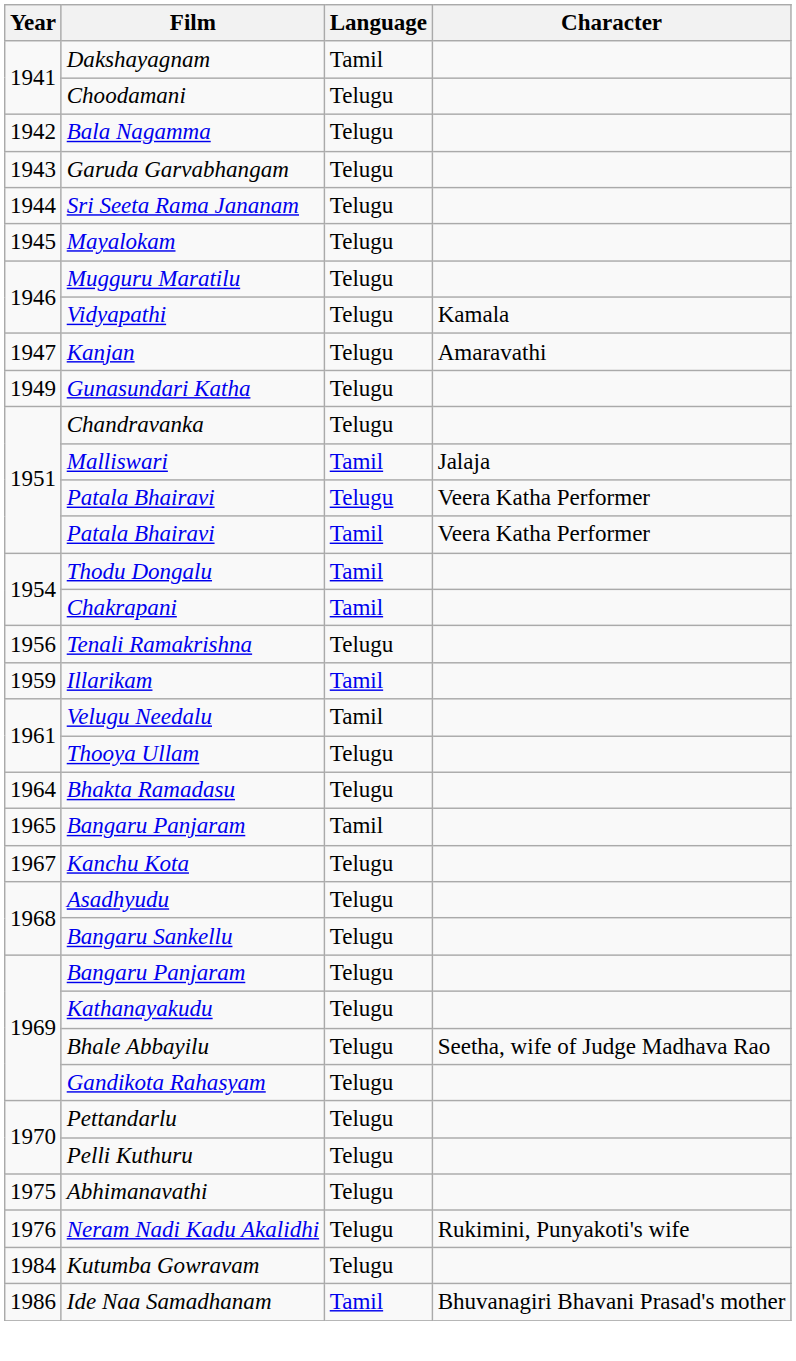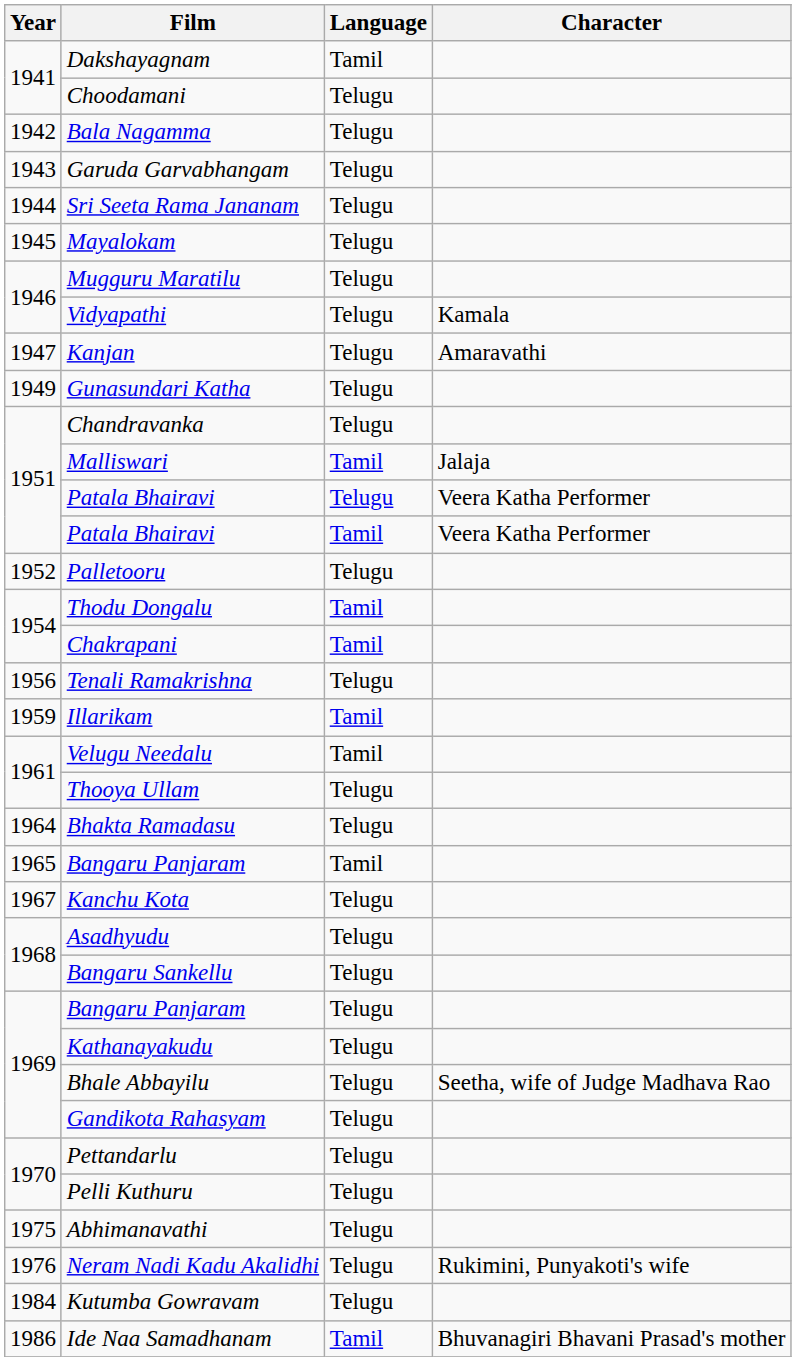+ row: (33, 570)
